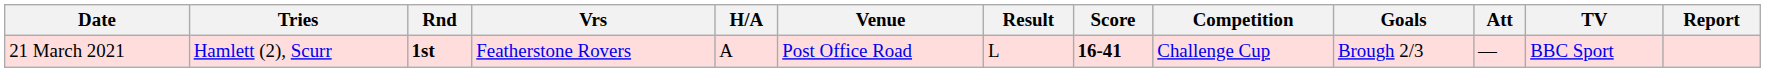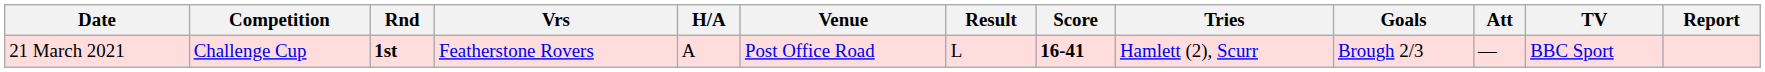columns swapped: (1243, 19) <-> (298, 19)
